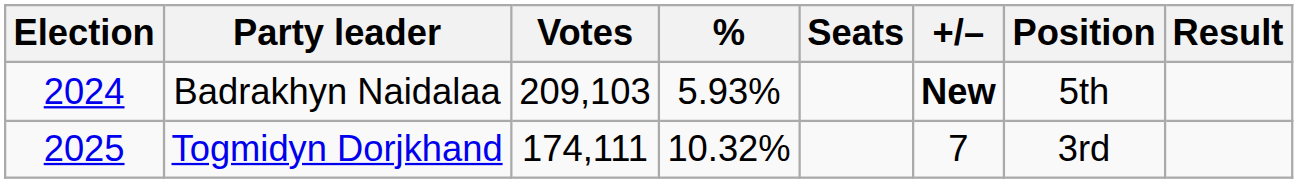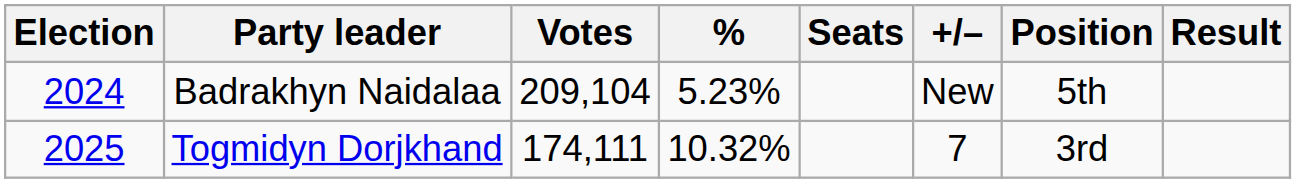(585, 90) 209,103 -> (585, 90) 209,104
(729, 90) 5.93% -> (729, 90) 5.23%
(958, 90) bold -> (957, 90) normal
